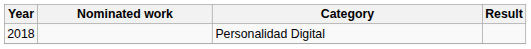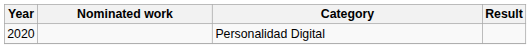(21, 33) 2018 -> (21, 33) 2020
